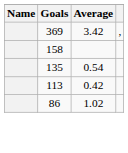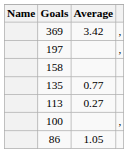+ row: (54, 49)
(93, 67) 0.54 -> (93, 85) 0.77
(93, 85) 0.42 -> (93, 103) 0.27
+ row: (54, 121)
(93, 103) 1.02 -> (93, 139) 1.05
